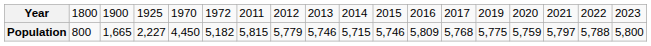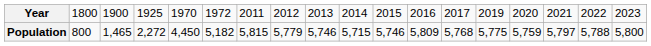(117, 31) 1,665 -> (117, 31) 1,465
(151, 31) 2,227 -> (151, 31) 2,272
